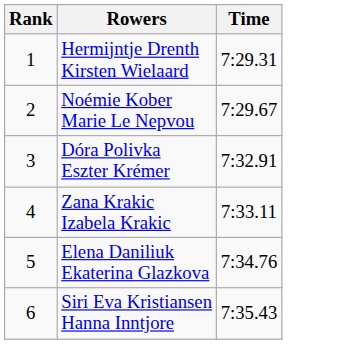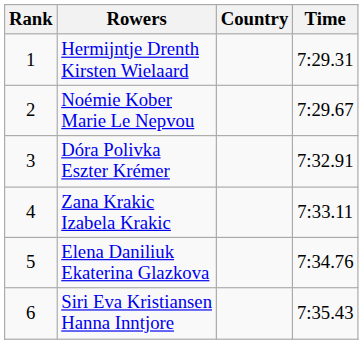+ column: (254, 19)
